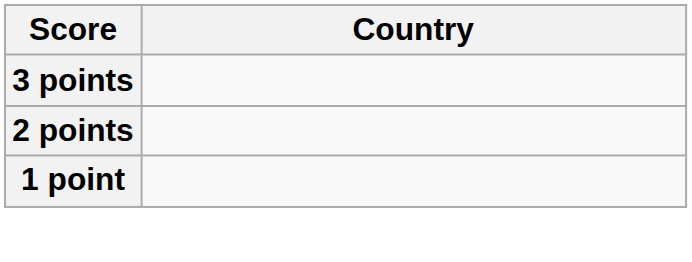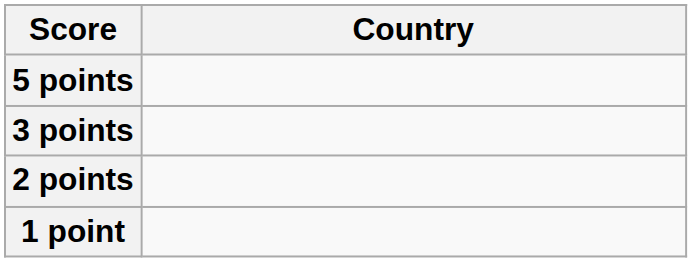+ row: (73, 79)
